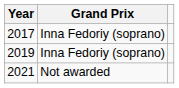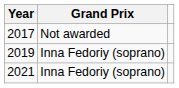(103, 33) Inna Fedoriy (soprano) -> (75, 33) Not awarded
(75, 72) Not awarded -> (103, 72) Inna Fedoriy (soprano)
